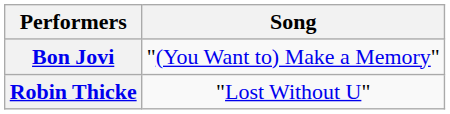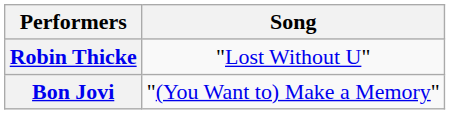rows swapped: (73, 91) <-> (73, 56)
